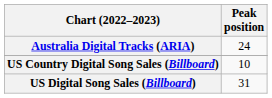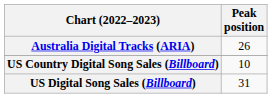(244, 45) 24 -> (244, 45) 26
